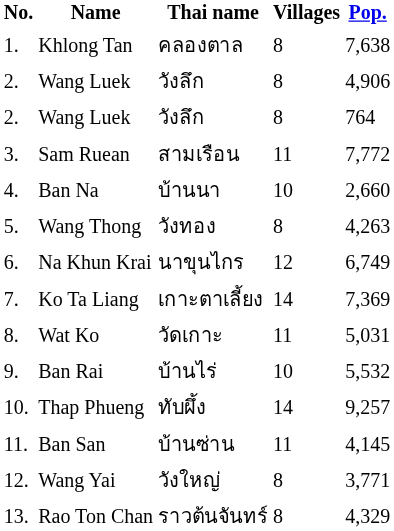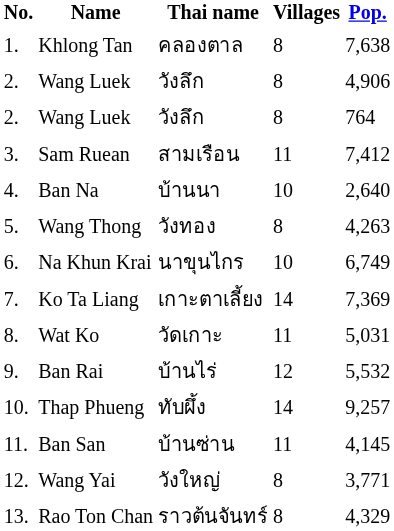(368, 153) 7,772 -> (368, 153) 7,412
(368, 189) 2,660 -> (368, 189) 2,640
(283, 262) 12 -> (283, 262) 10
(283, 370) 10 -> (283, 370) 12
